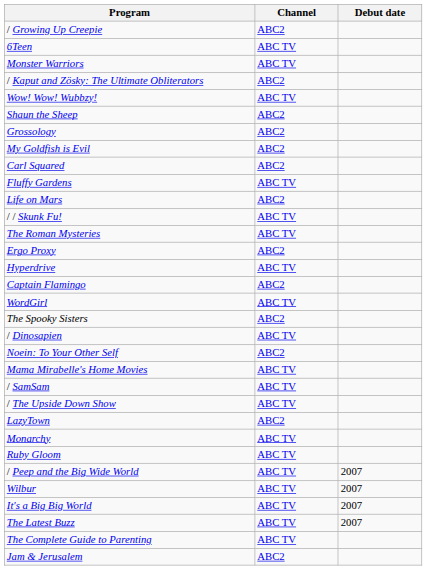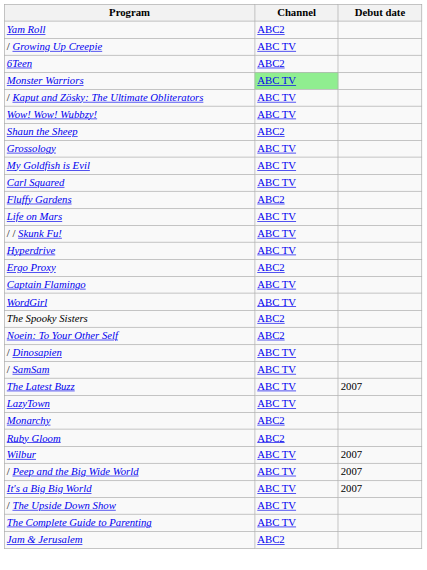+ row: (26, 30)
(271, 30) ABC2 -> (277, 47) ABC TV
(277, 47) ABC TV -> (271, 64) ABC2
(277, 64) no background -> (277, 81) lightgreen background
(271, 81) ABC2 -> (277, 98) ABC TV
(271, 132) ABC2 -> (277, 149) ABC TV
(271, 149) ABC2 -> (277, 166) ABC TV
(271, 166) ABC2 -> (277, 183) ABC TV
(277, 183) ABC TV -> (271, 200) ABC2
(271, 200) ABC2 -> (277, 217) ABC TV
- row: (54, 234)
rows swapped: (31, 268) <-> (31, 251)
(271, 285) ABC2 -> (277, 285) ABC TV
rows swapped: (34, 336) <-> (62, 353)
- row: (77, 370)
rows swapped: (61, 404) <-> (41, 523)
(271, 421) ABC2 -> (277, 404) ABC TV
(277, 438) ABC TV -> (271, 421) ABC2
(277, 455) ABC TV -> (271, 438) ABC2
rows swapped: (73, 472) <-> (21, 489)
